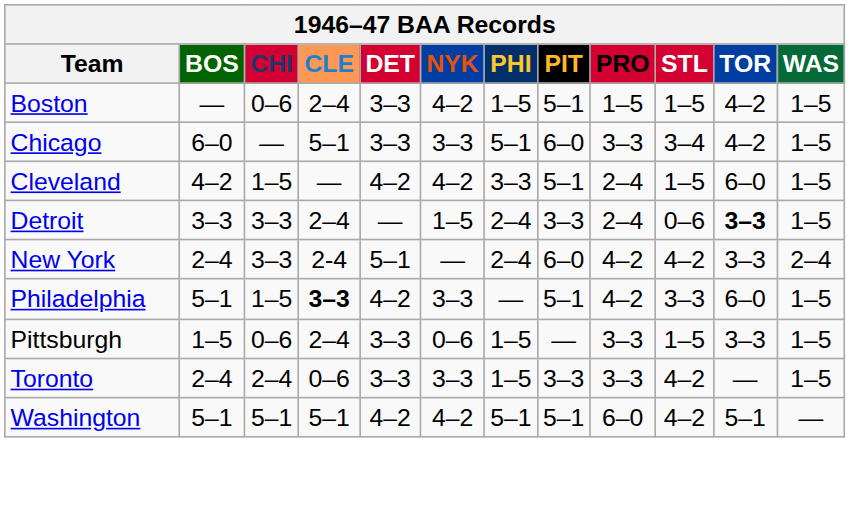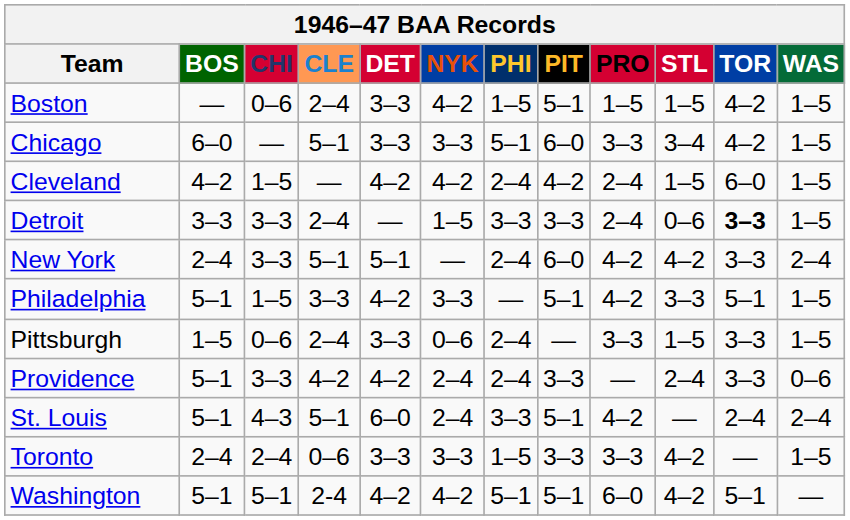(511, 182) 3–3 -> (511, 182) 2–4
(564, 182) 5–1 -> (564, 182) 4–2
(511, 221) 2–4 -> (511, 221) 3–3
(329, 260) 2-4 -> (329, 260) 5–1
(329, 299) bold -> (329, 299) normal
(745, 299) 6–0 -> (745, 299) 5–1
(511, 338) 1–5 -> (511, 338) 2–4
+ row: (72, 378)
+ row: (59, 417)
(329, 417) 5–1 -> (329, 495) 2-4
